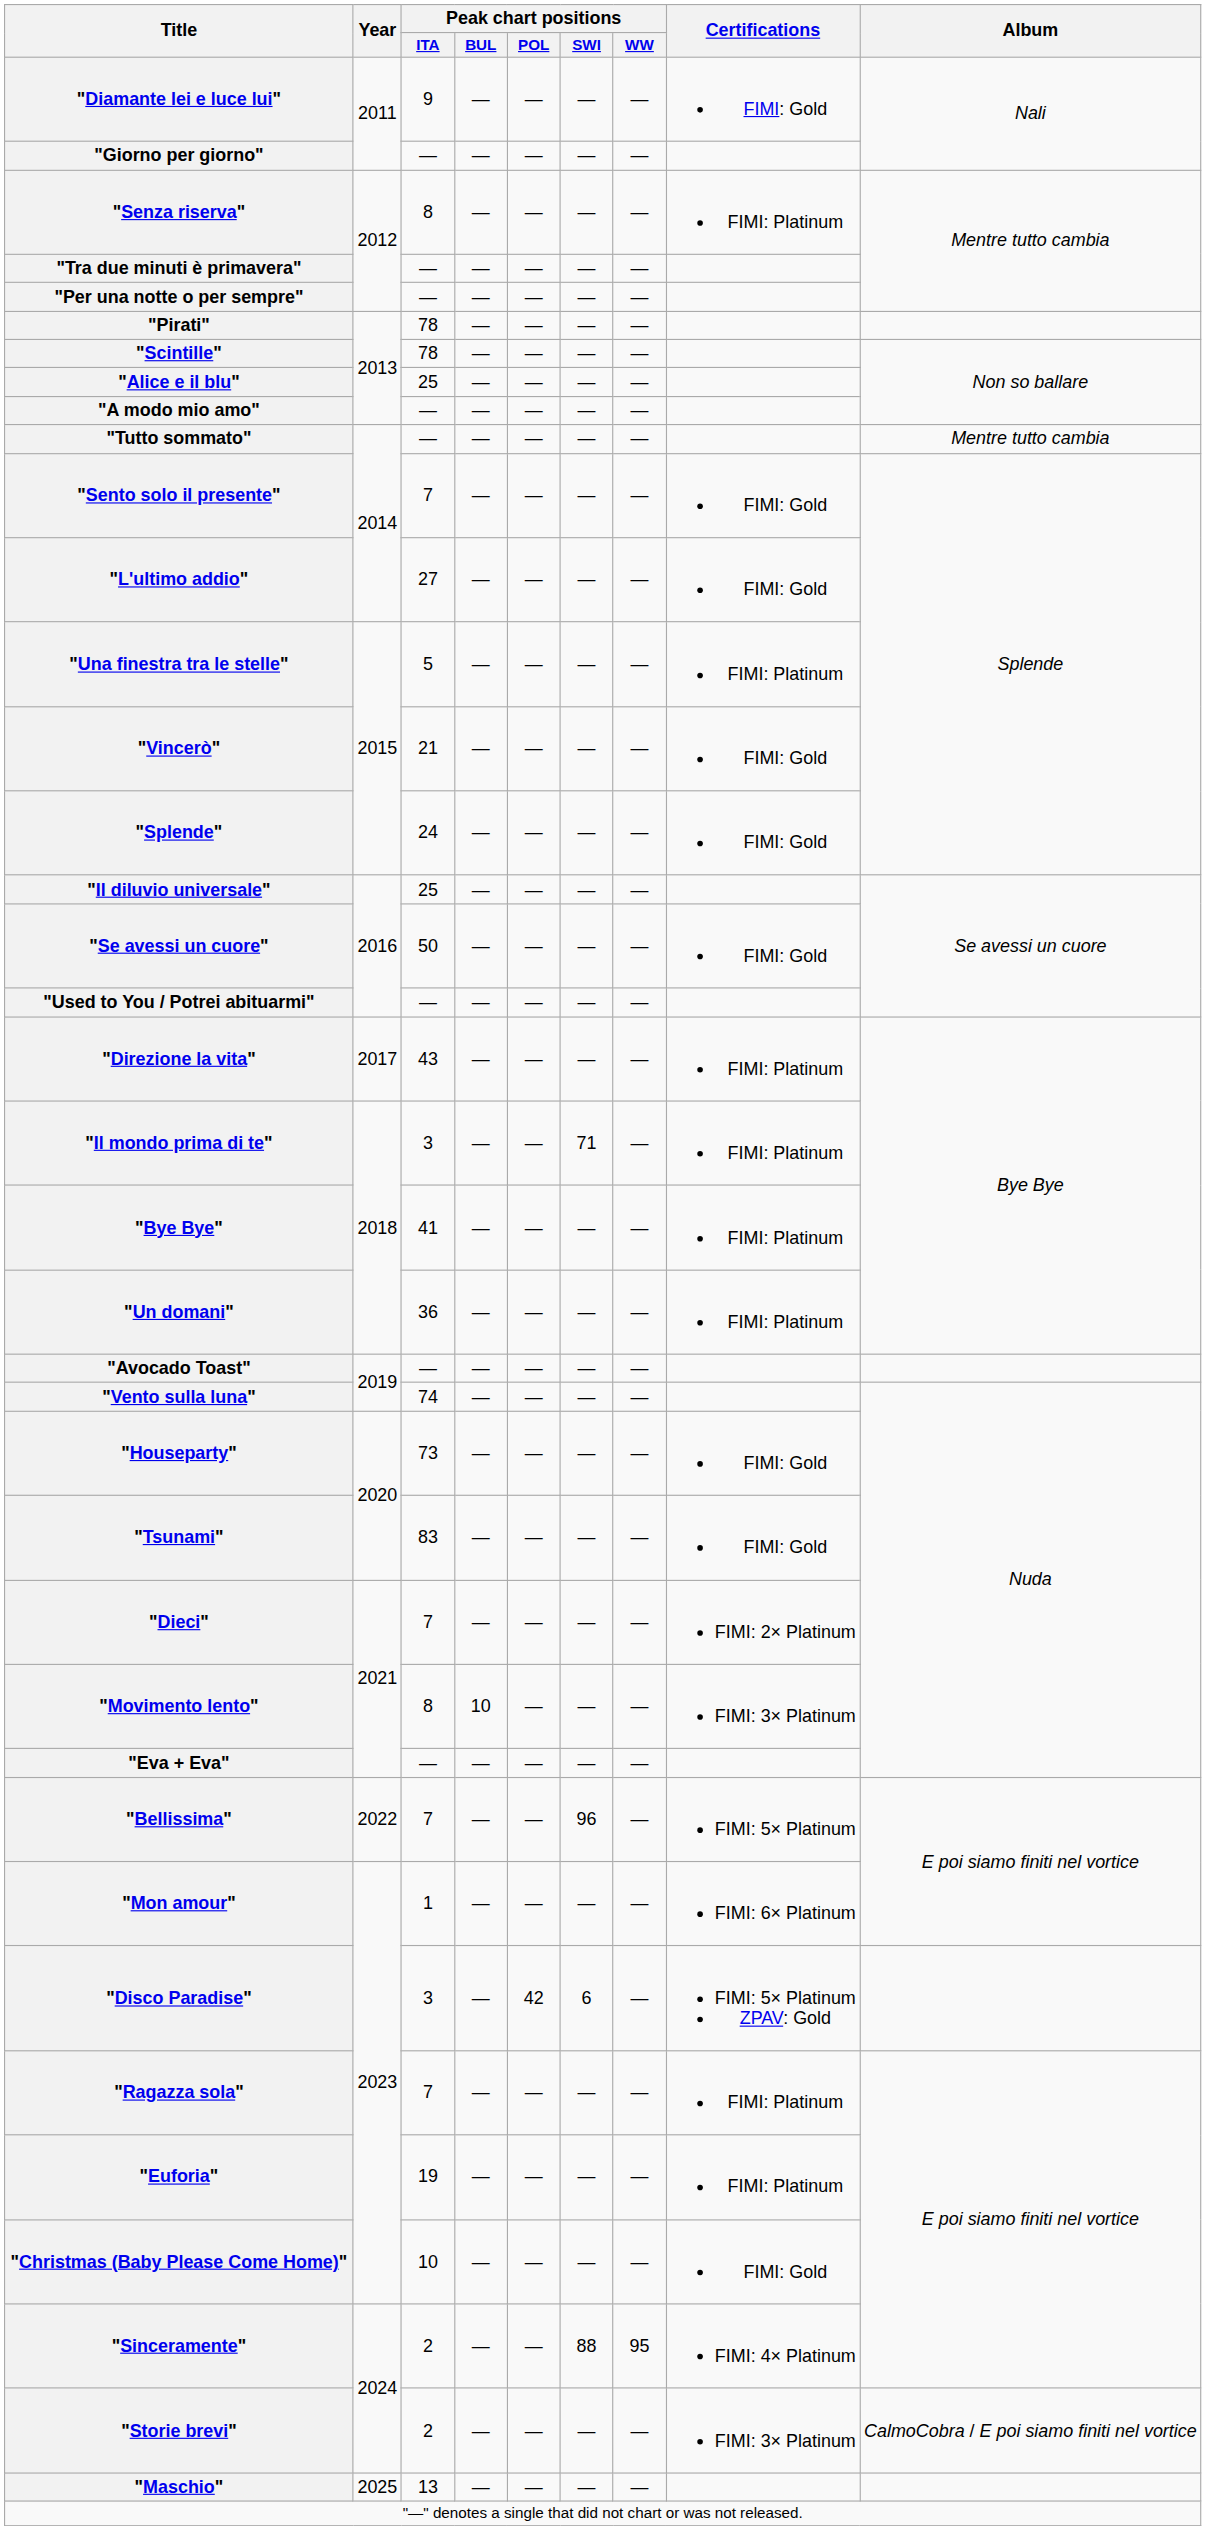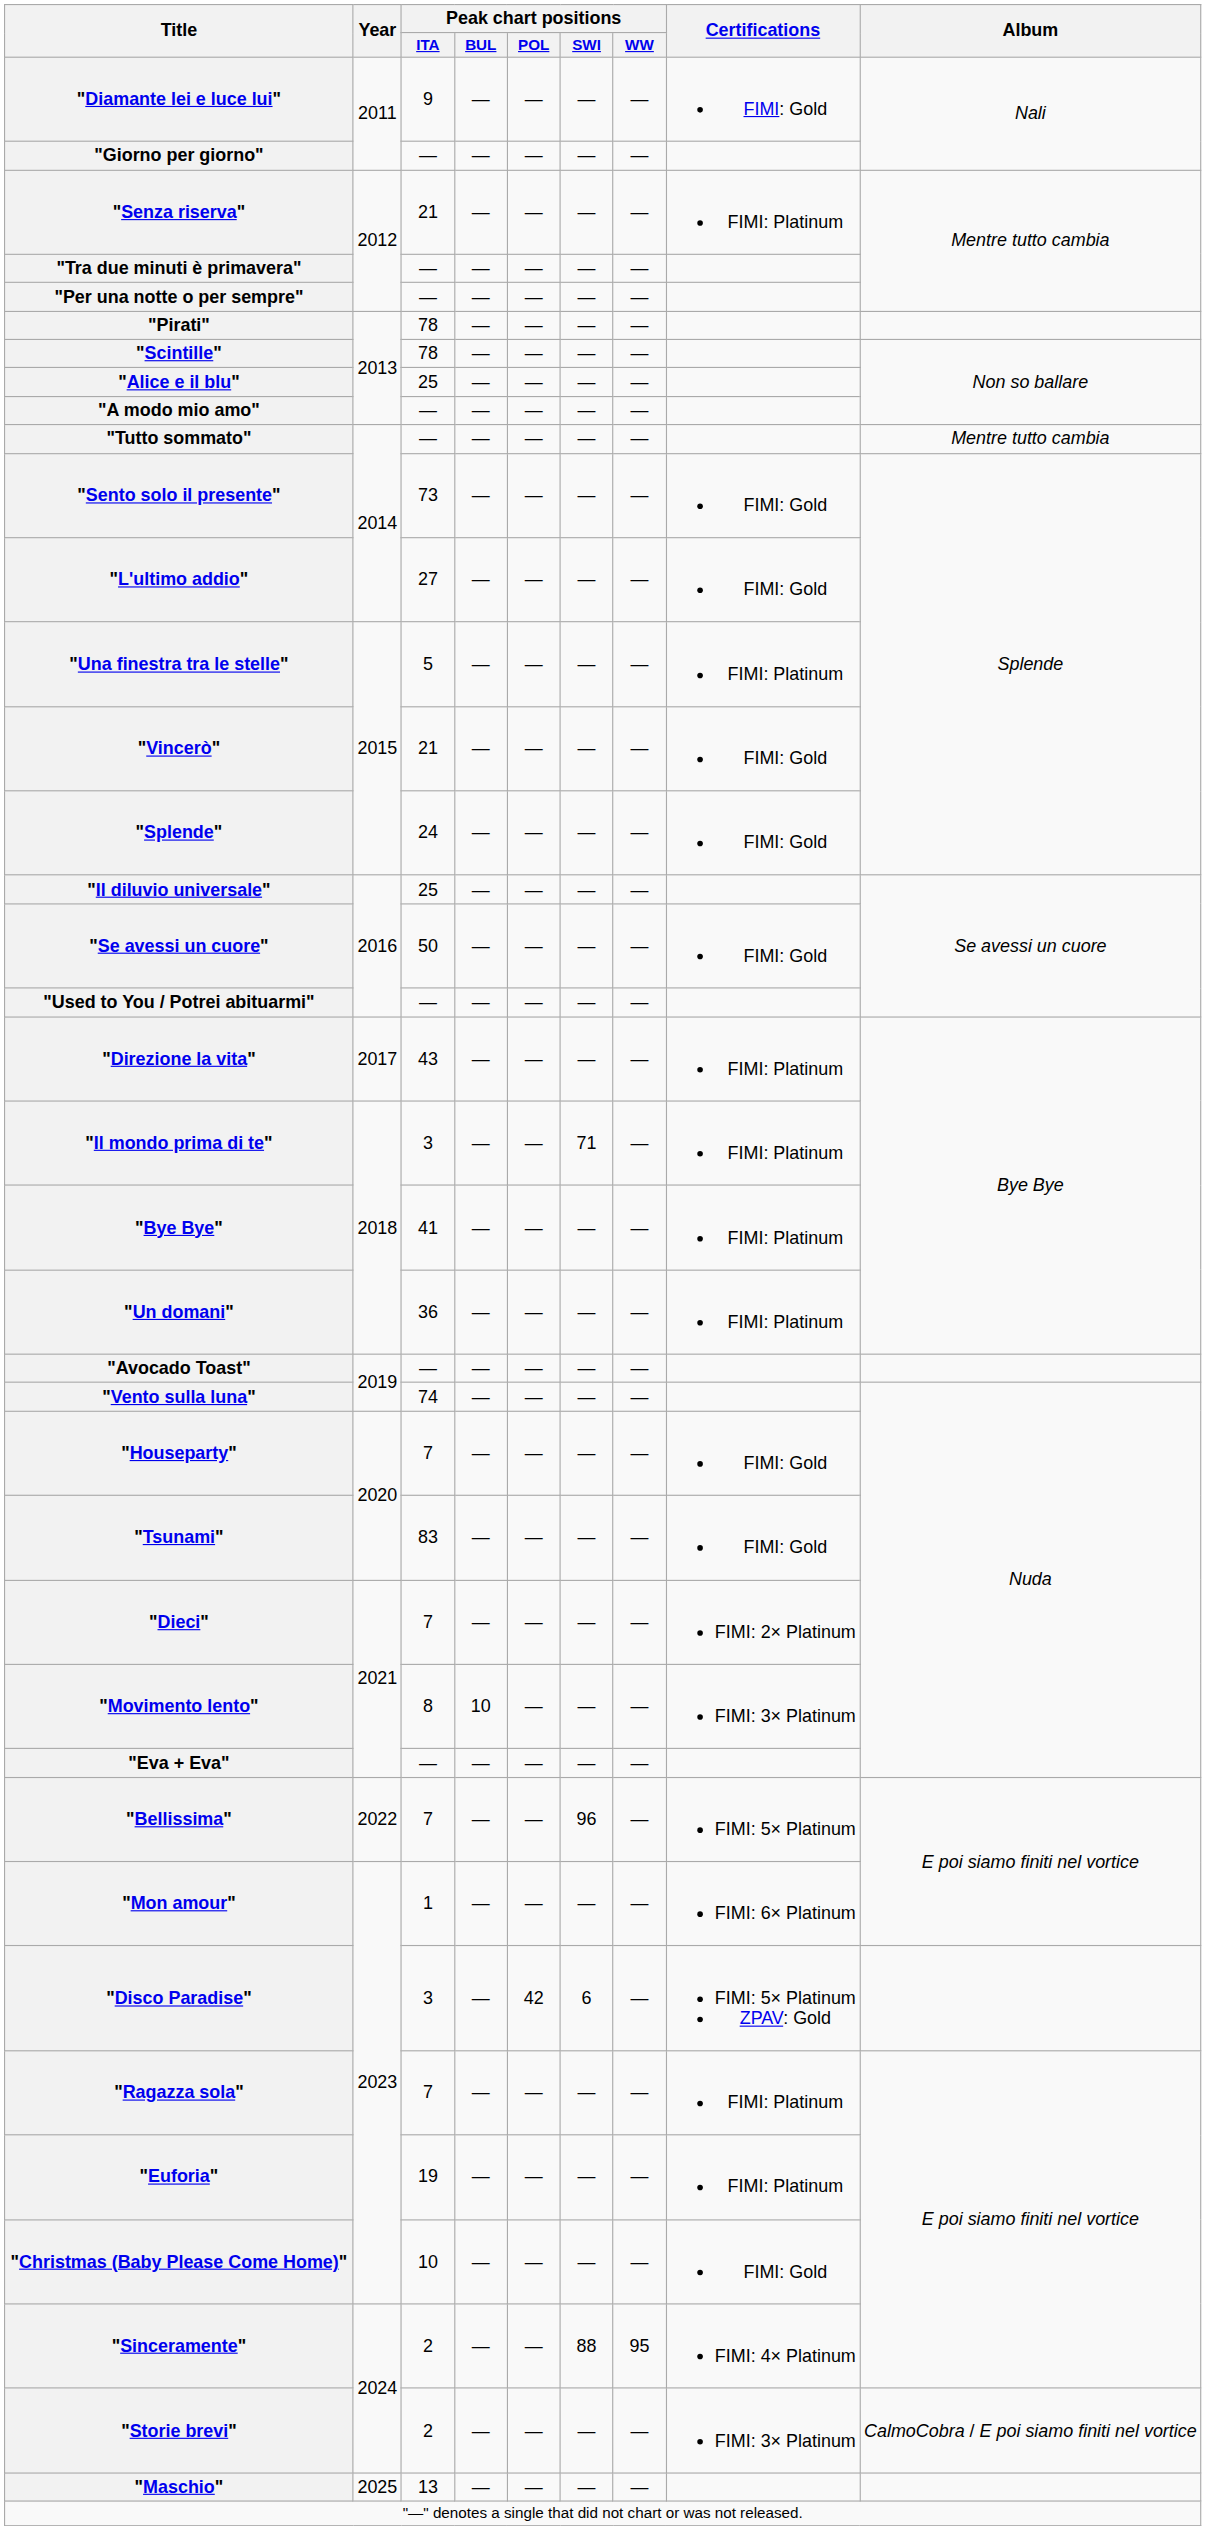(428, 211) 8 -> (428, 211) 21
(428, 495) 7 -> (428, 495) 73
(428, 1453) 73 -> (428, 1453) 7
